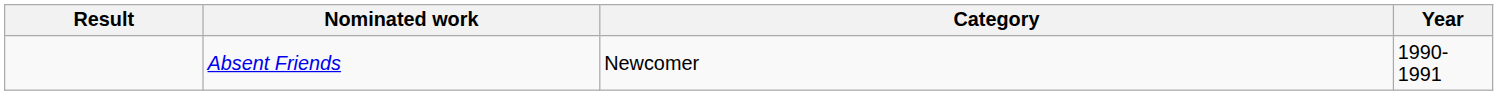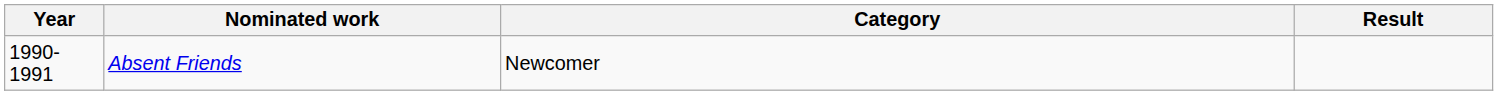columns swapped: (1443, 20) <-> (104, 20)
